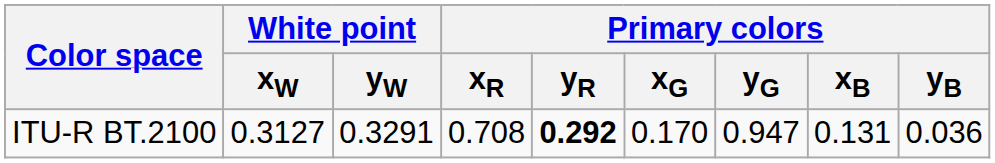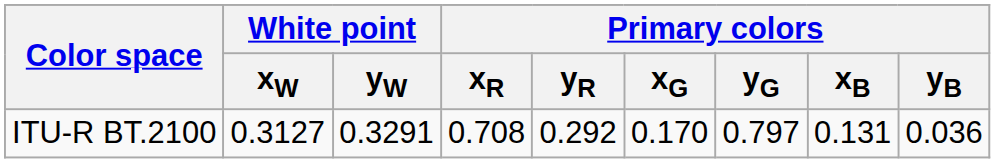(578, 133) bold -> (578, 133) normal
(761, 133) 0.947 -> (761, 133) 0.797
